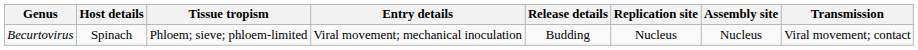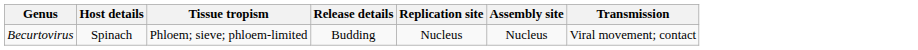- column: (418, 14)
